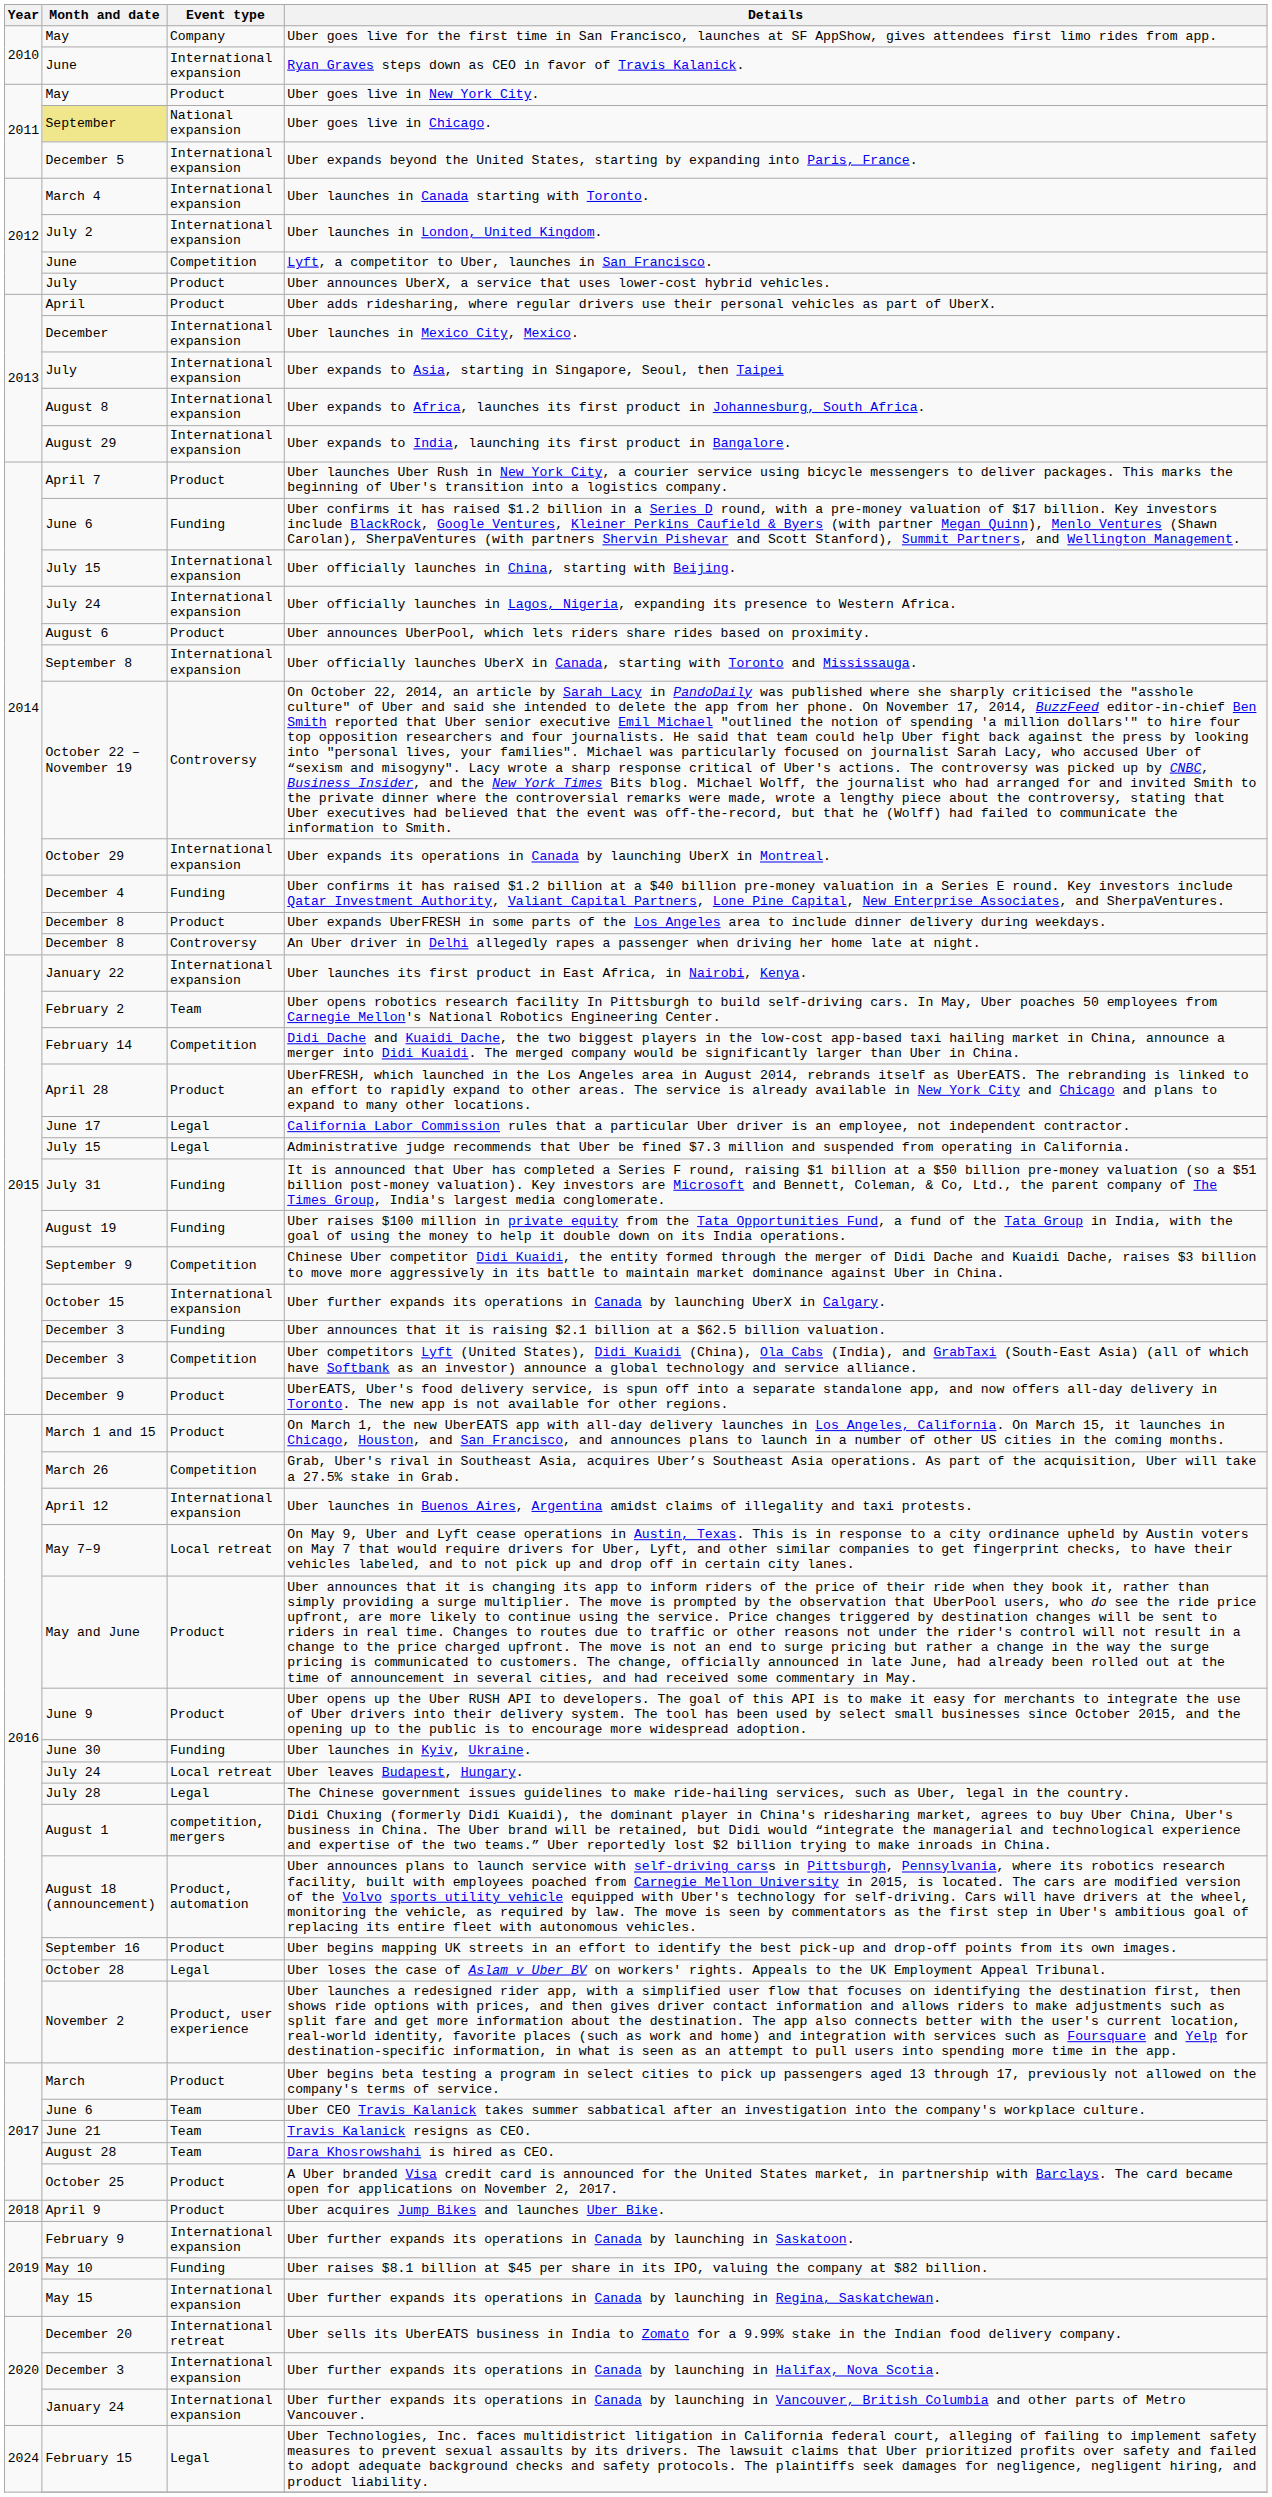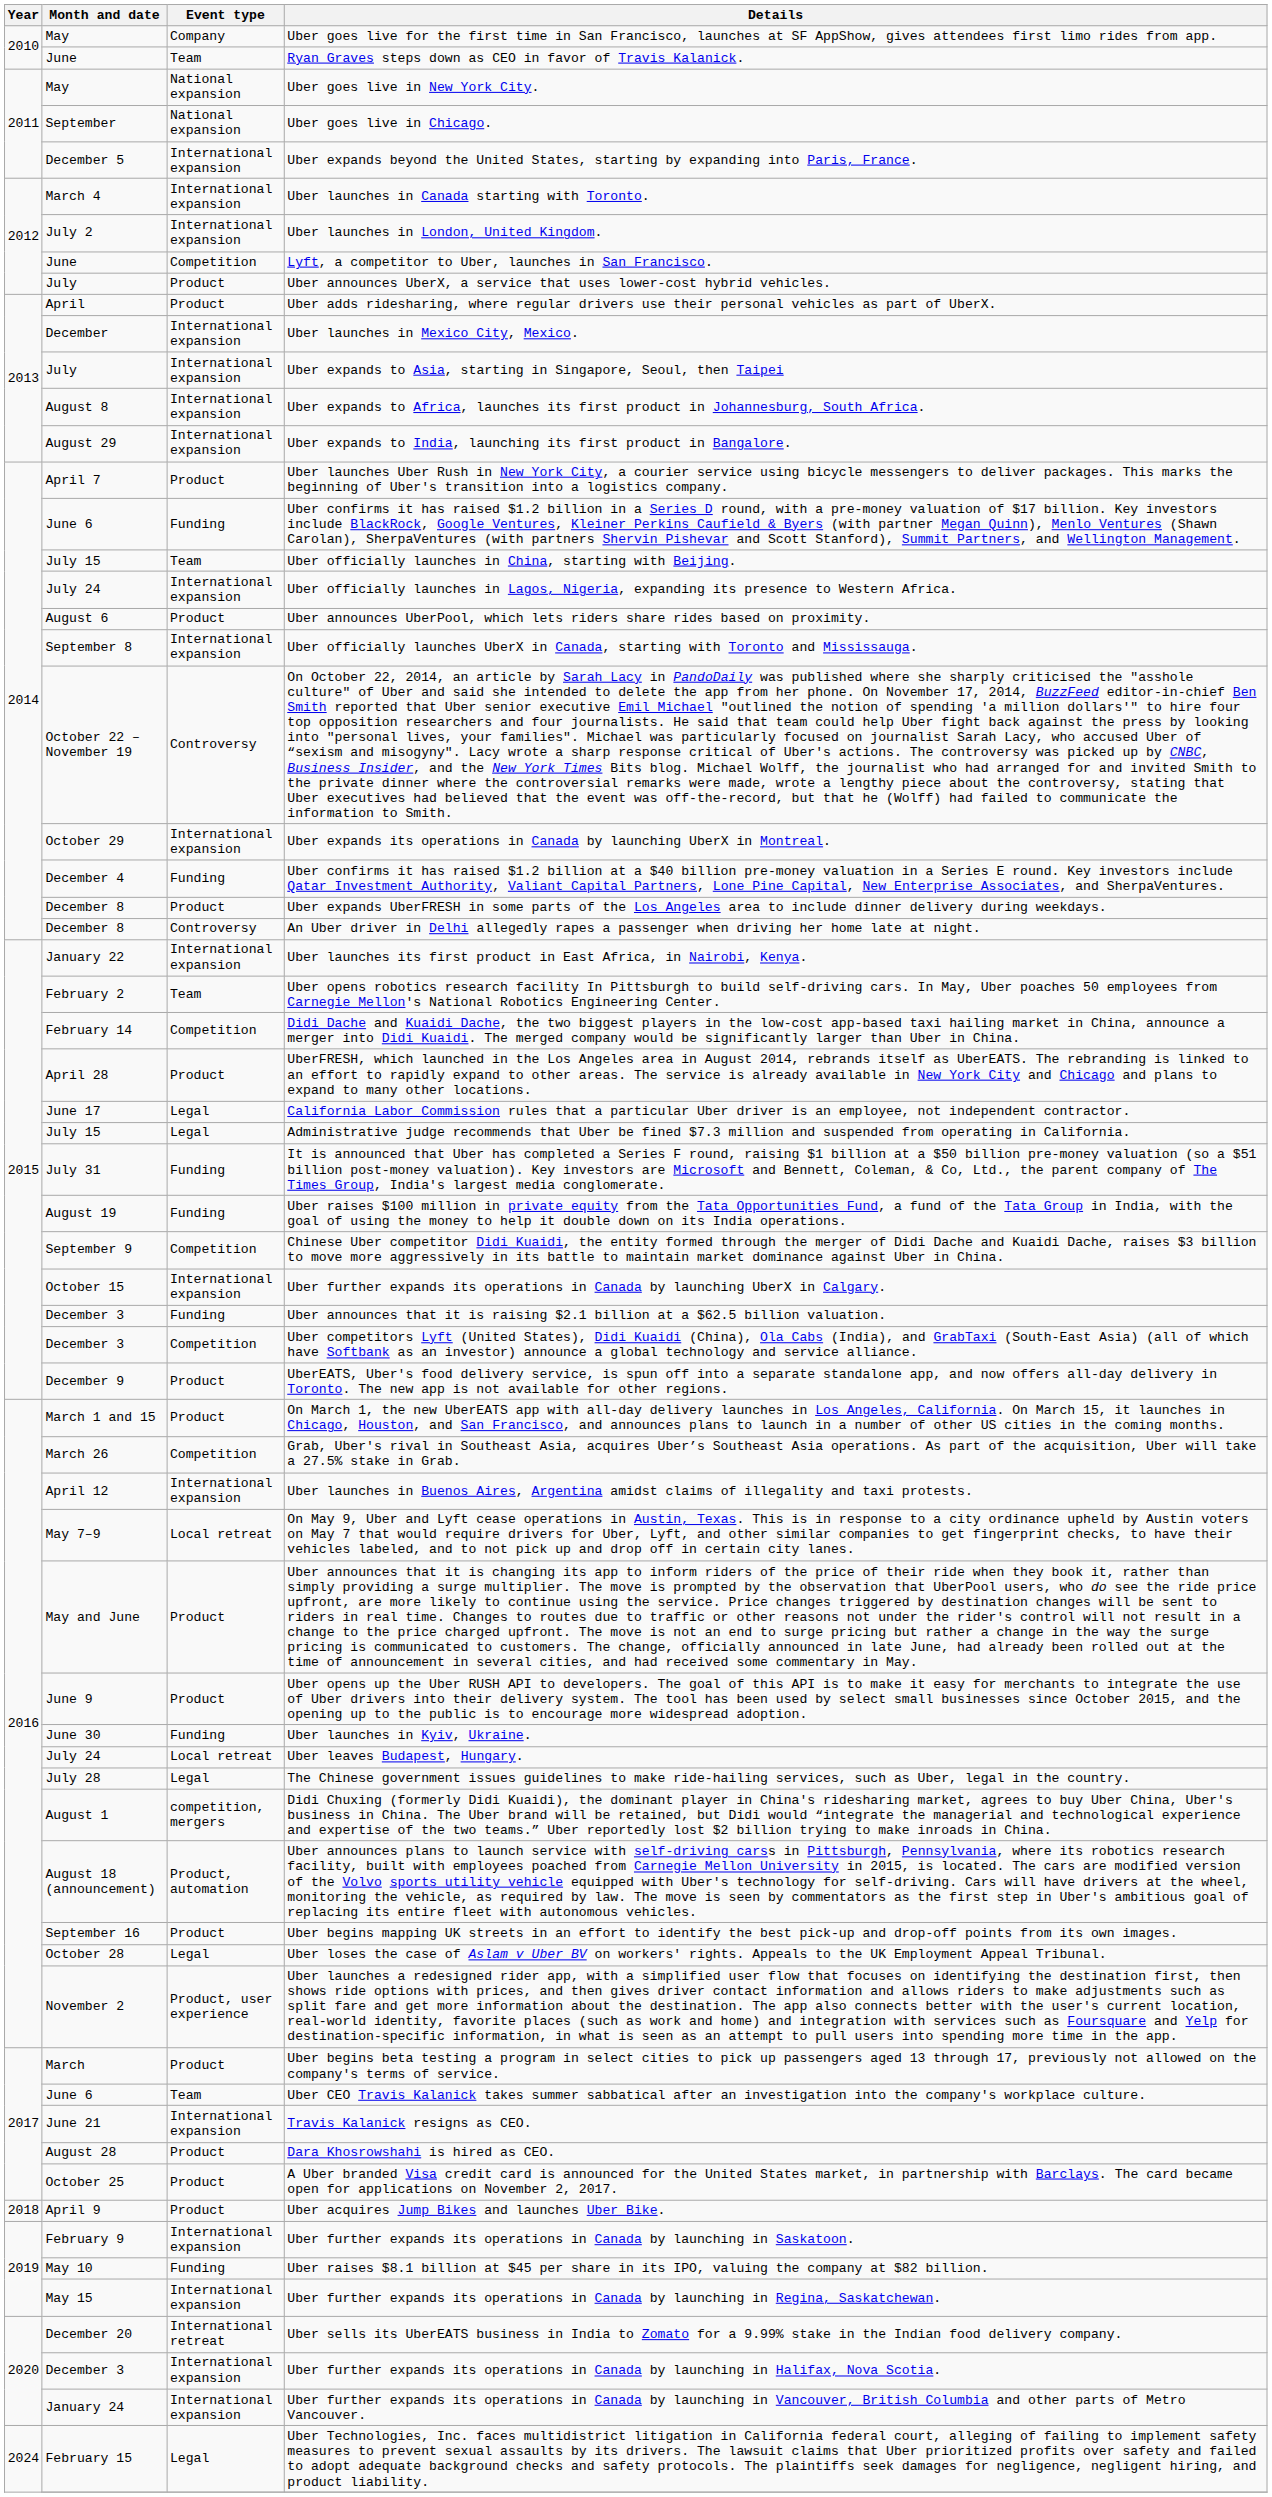(221, 66) International expansion -> (186, 58) Team
(197, 95) Product -> (205, 87) National expansion
(81, 124) khaki background -> (81, 124) no background
(221, 568) International expansion -> (186, 561) Team
(186, 2131) Team -> (221, 2124) International expansion
(186, 2153) Team -> (197, 2153) Product
